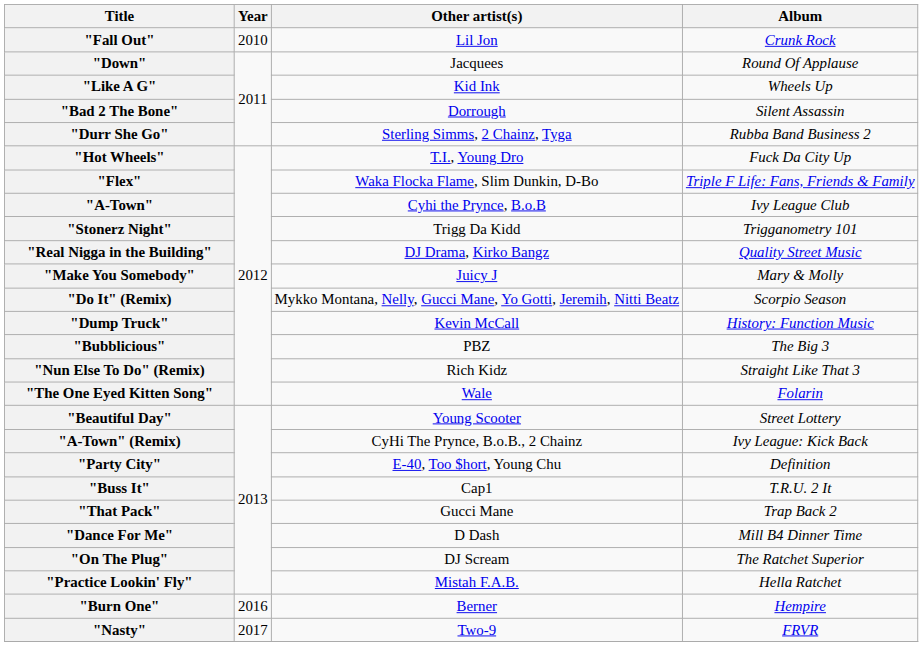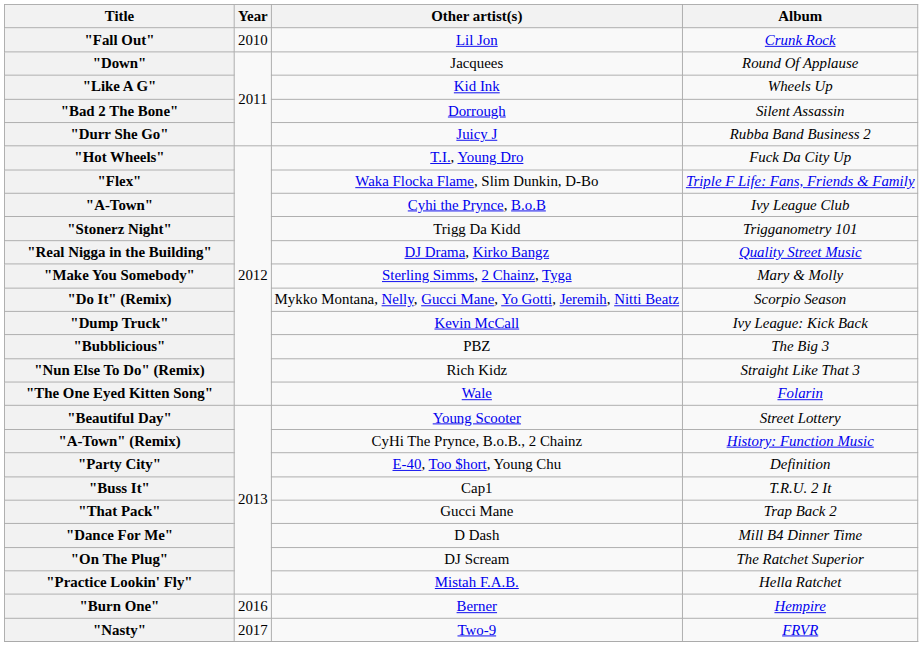(477, 134) Sterling Simms, 2 Chainz, Tyga -> (477, 134) Juicy J
(477, 275) Juicy J -> (477, 275) Sterling Simms, 2 Chainz, Tyga
(800, 323) History: Function Music -> (800, 323) Ivy League: Kick Back
(800, 441) Ivy League: Kick Back -> (800, 441) History: Function Music
